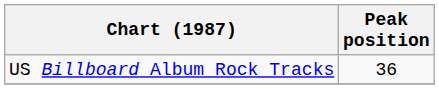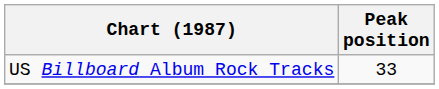(386, 70) 36 -> (386, 70) 33
